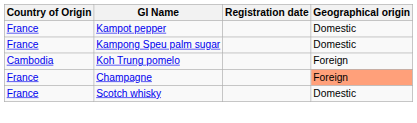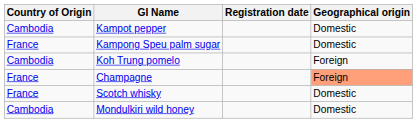(23, 28) France -> (30, 28) Cambodia
+ row: (145, 110)
